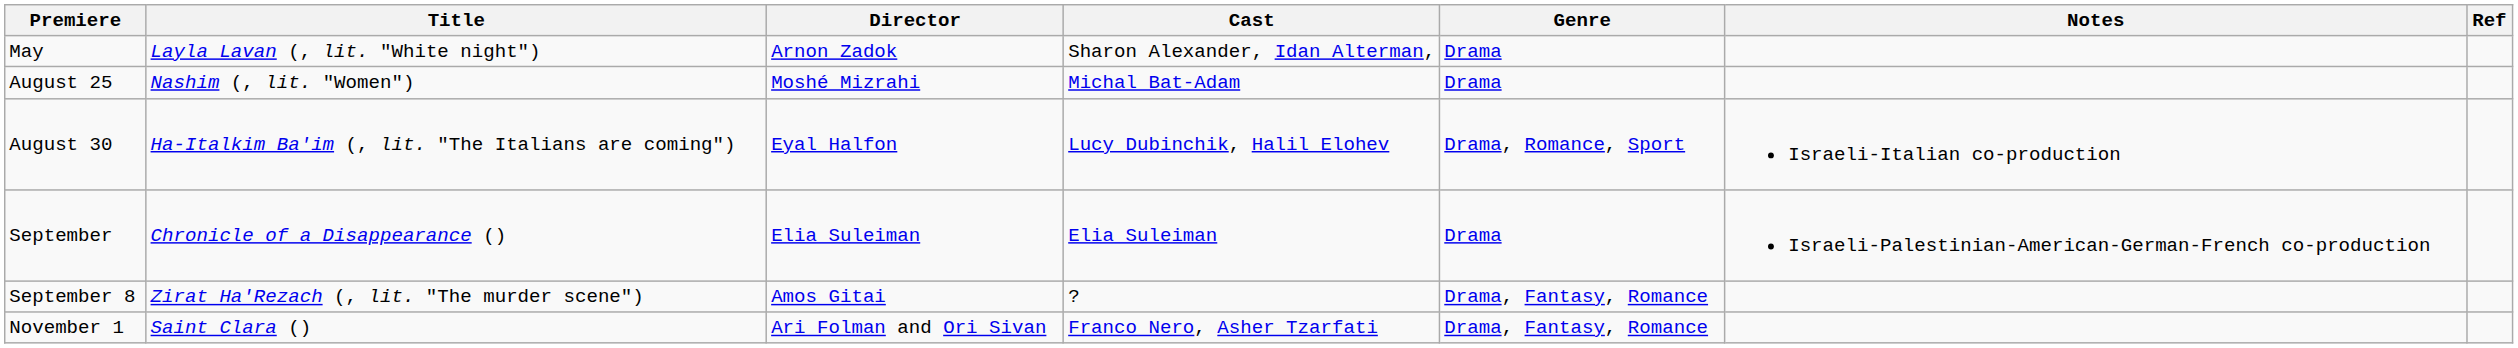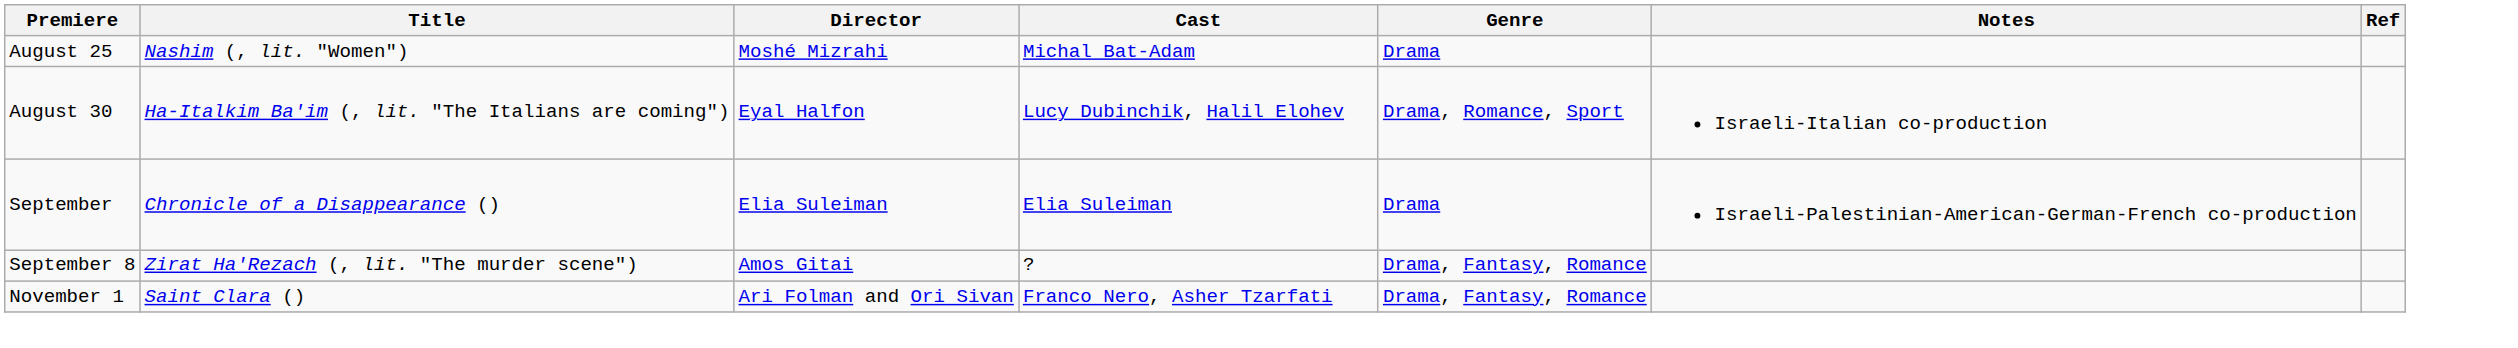- row: (26, 51)
